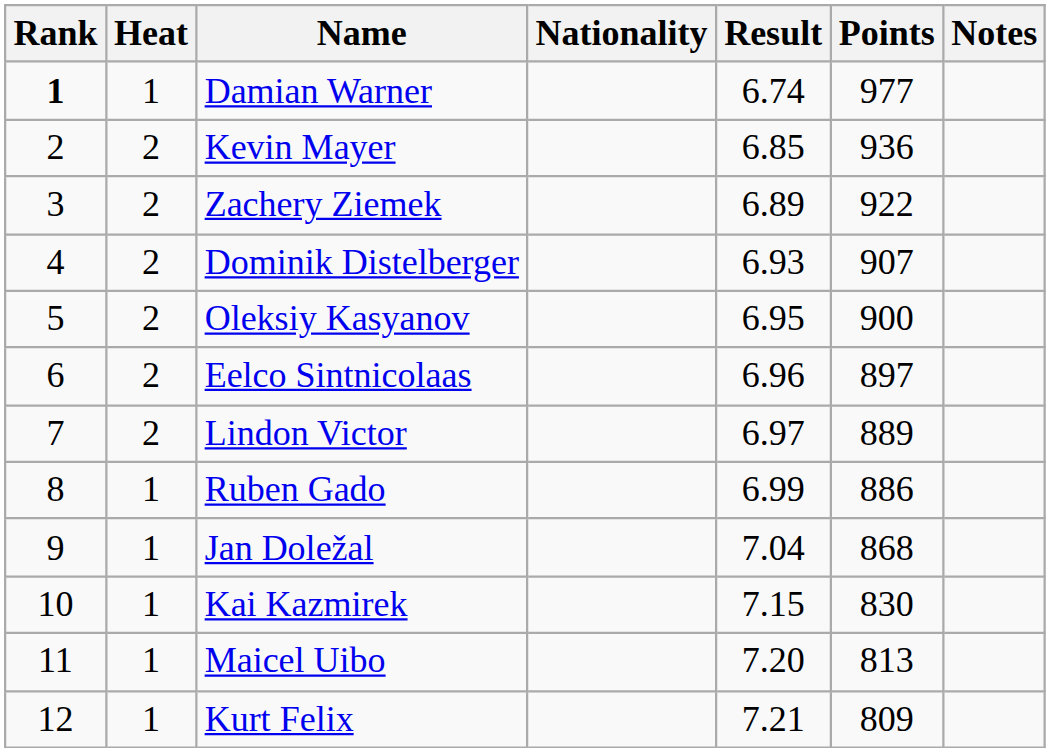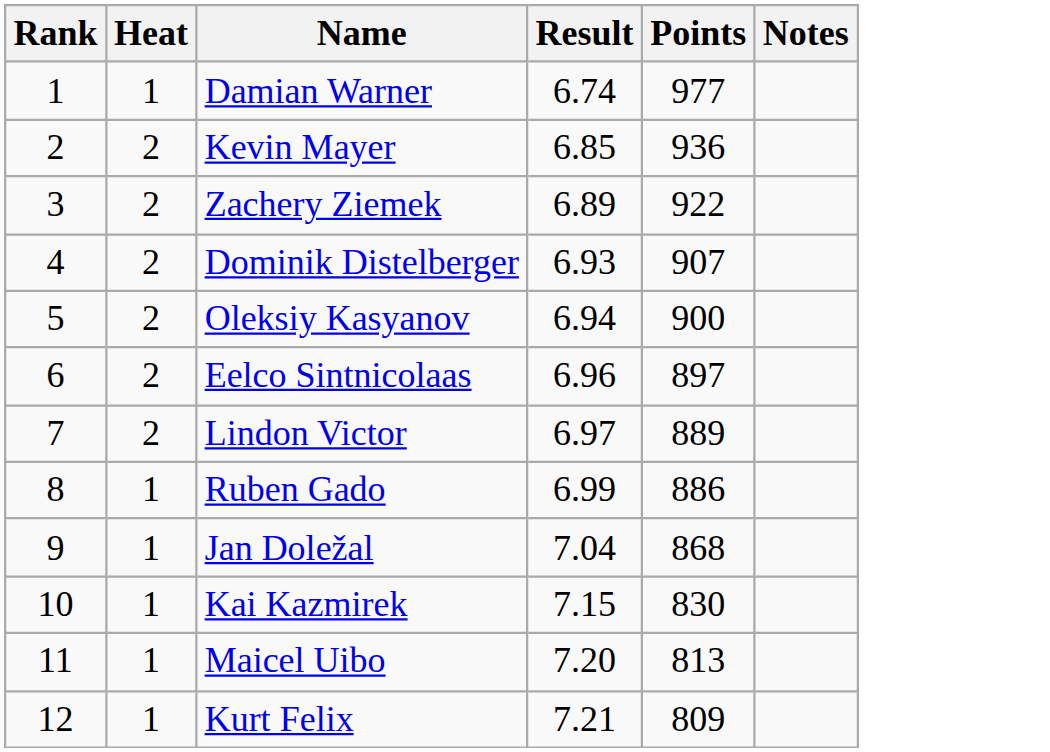- column: (622, 33)
(55, 90) bold -> (55, 90) normal
(773, 318) 6.95 -> (585, 318) 6.94
